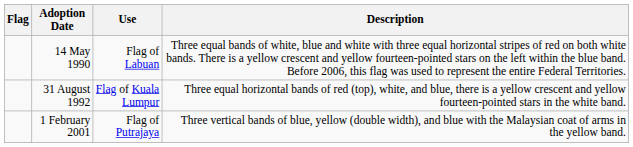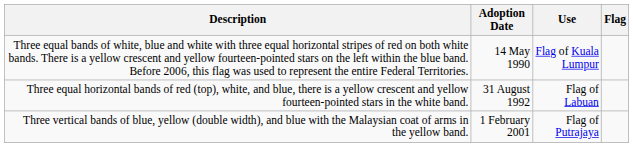columns swapped: (18, 20) <-> (395, 20)
(142, 57) Flag of Labuan -> (567, 57) Flag of Kuala Lumpur
(128, 95) Flag of Kuala Lumpur -> (582, 95) Flag of Labuan
